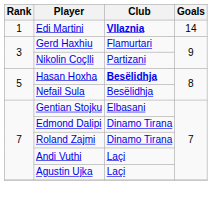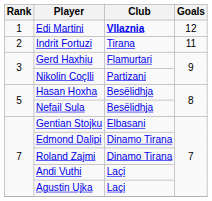(191, 28) 14 -> (191, 28) 12
+ row: (64, 44)
(132, 76) bold -> (130, 92) normal
